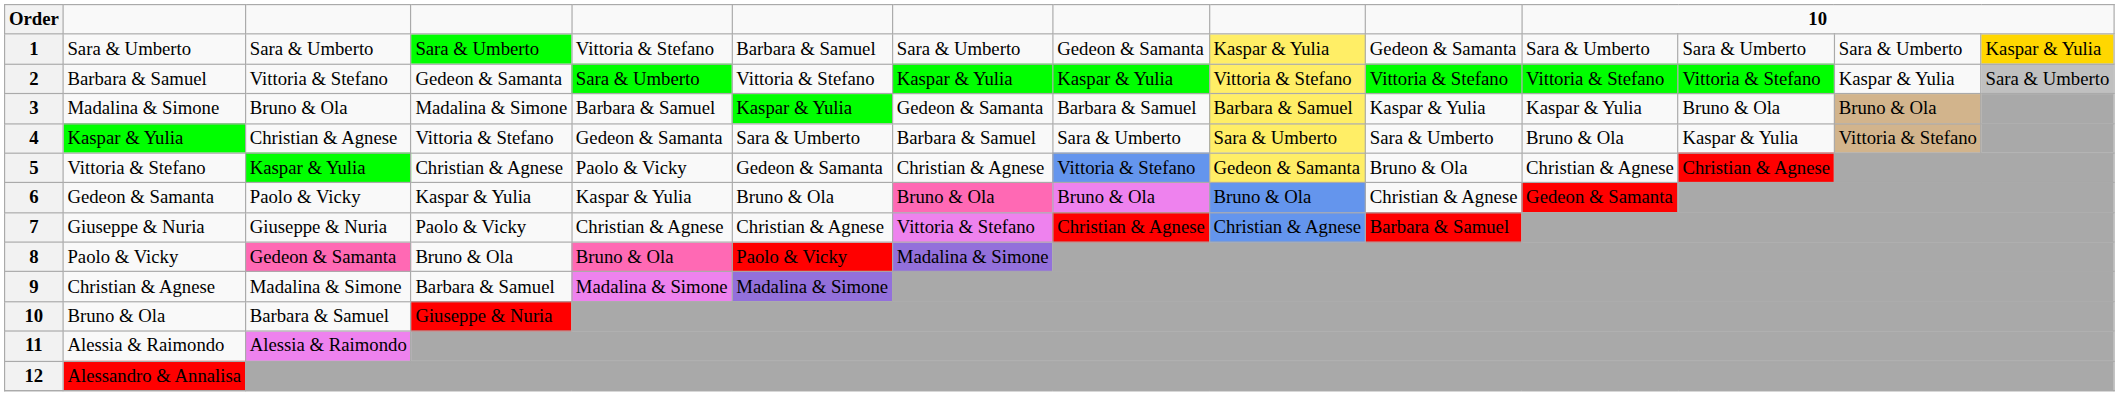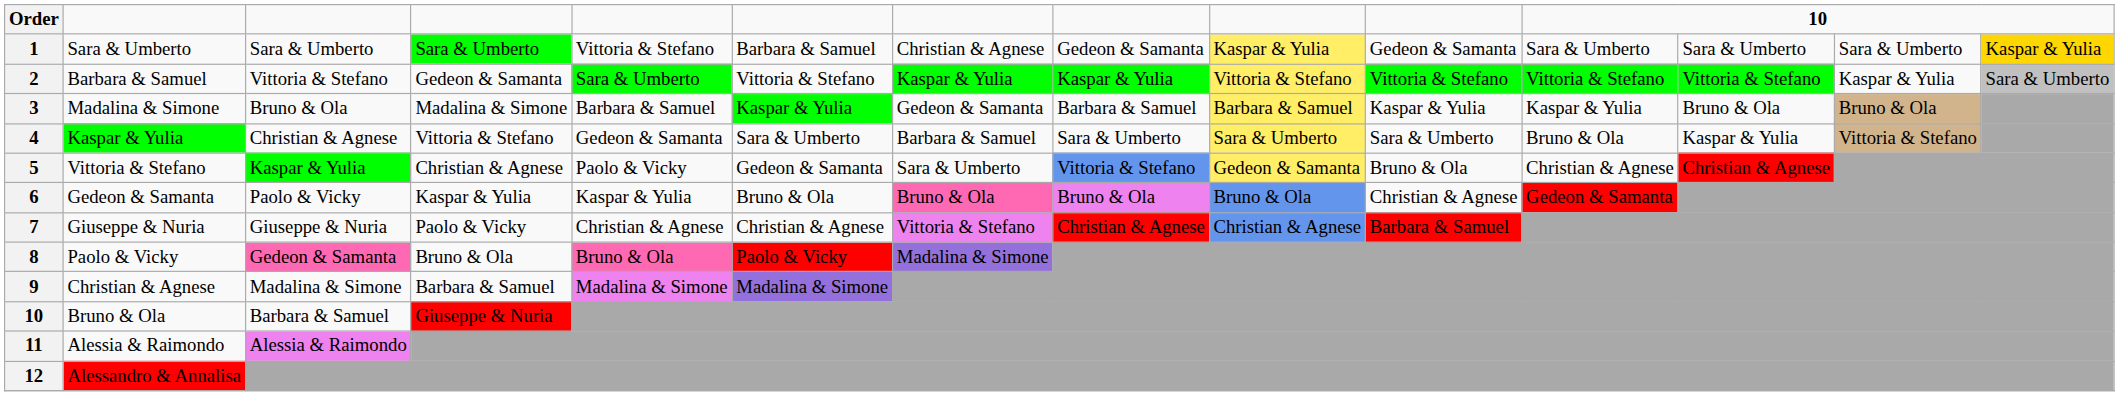(959, 49) Sara & Umberto -> (971, 49) Christian & Agnese
(971, 167) Christian & Agnese -> (959, 167) Sara & Umberto
